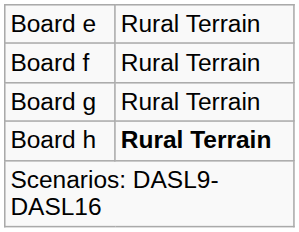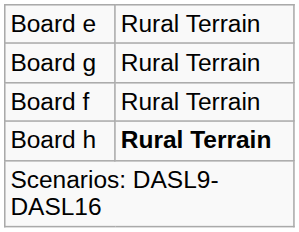rows swapped: (50, 62) <-> (53, 101)
